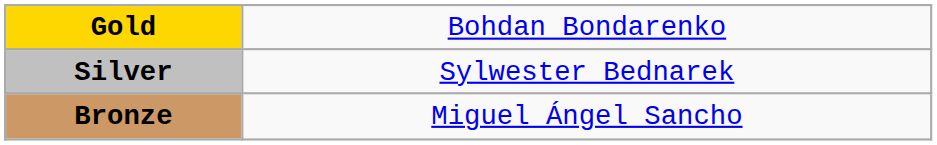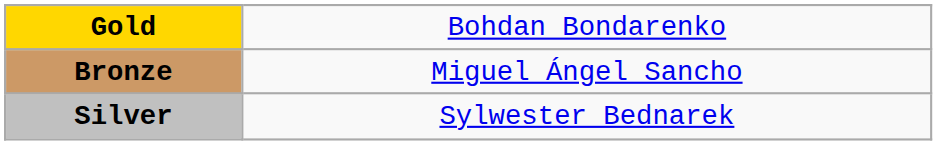rows swapped: (123, 72) <-> (123, 116)
